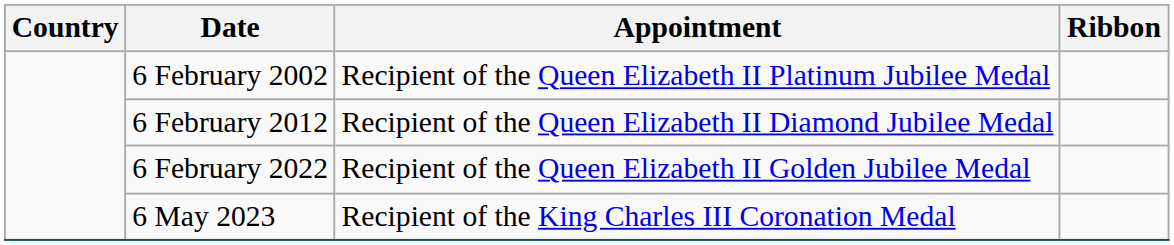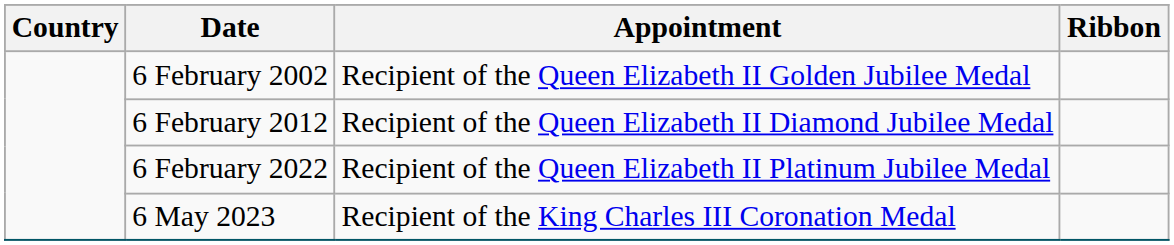(696, 74) Recipient of the Queen Elizabeth II Platinum Jubilee Medal -> (686, 74) Recipient of the Queen Elizabeth II Golden Jubilee Medal
(686, 168) Recipient of the Queen Elizabeth II Golden Jubilee Medal -> (696, 168) Recipient of the Queen Elizabeth II Platinum Jubilee Medal
